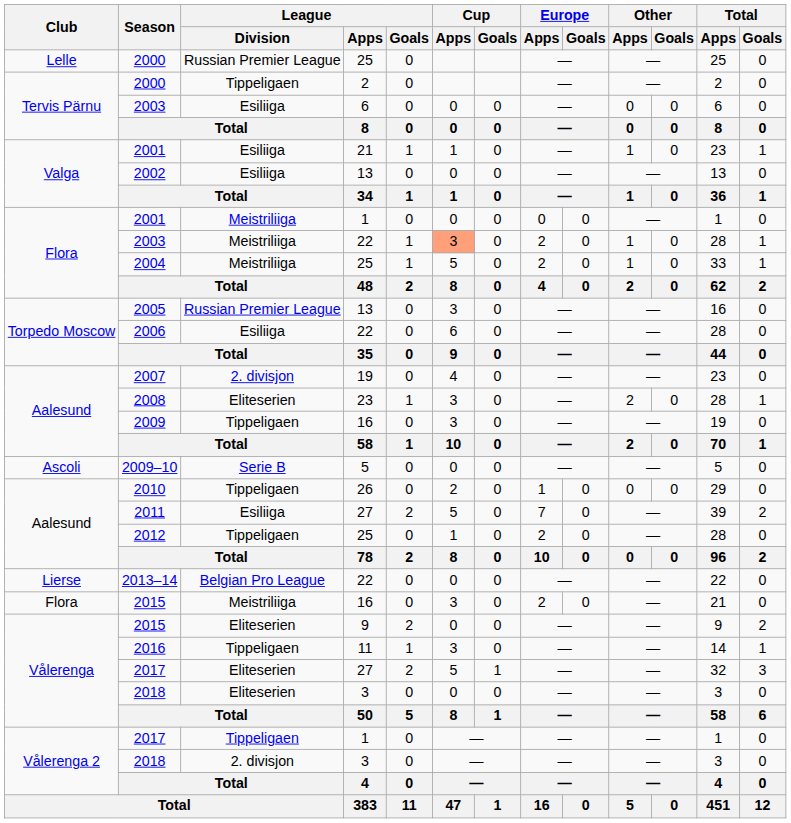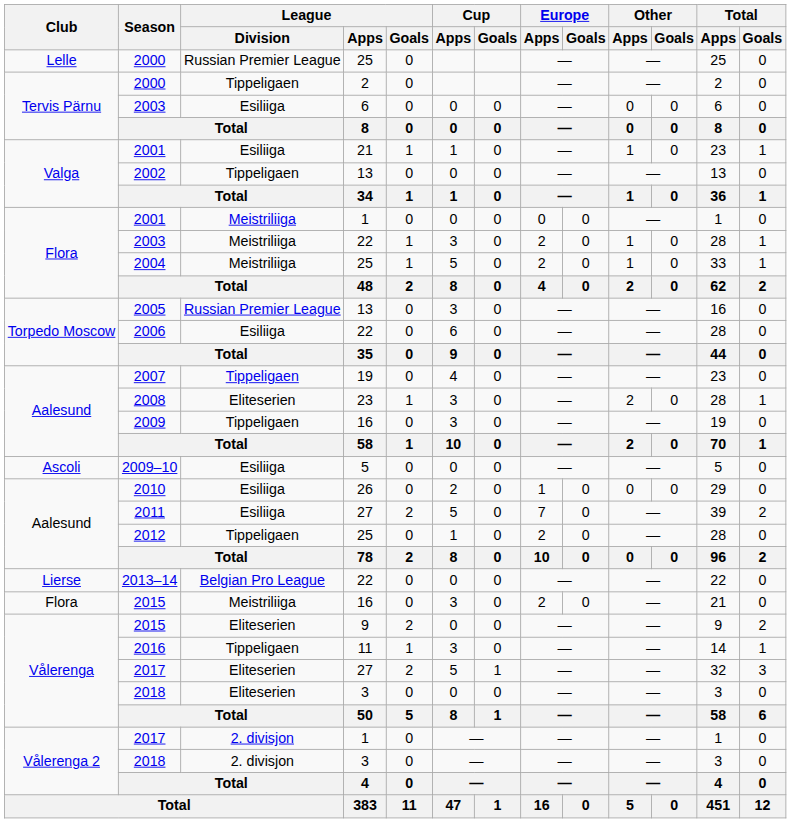(262, 173) Esiliiga -> (262, 173) Tippeligaen
(453, 241) lightsalmon background -> (453, 241) no background
(262, 377) 2. divisjon -> (262, 377) Tippeligaen
(262, 467) Serie B -> (262, 467) Esiliiga
(262, 490) Tippeligaen -> (262, 490) Esiliiga
(262, 738) Tippeligaen -> (262, 738) 2. divisjon
